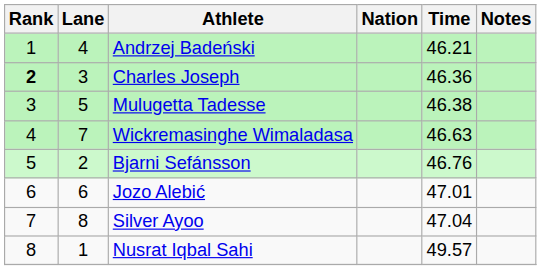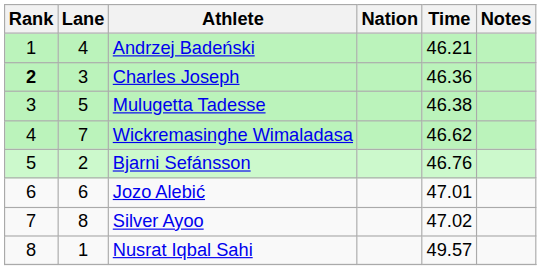(449, 134) 46.63 -> (449, 134) 46.62
(449, 221) 47.04 -> (449, 221) 47.02
